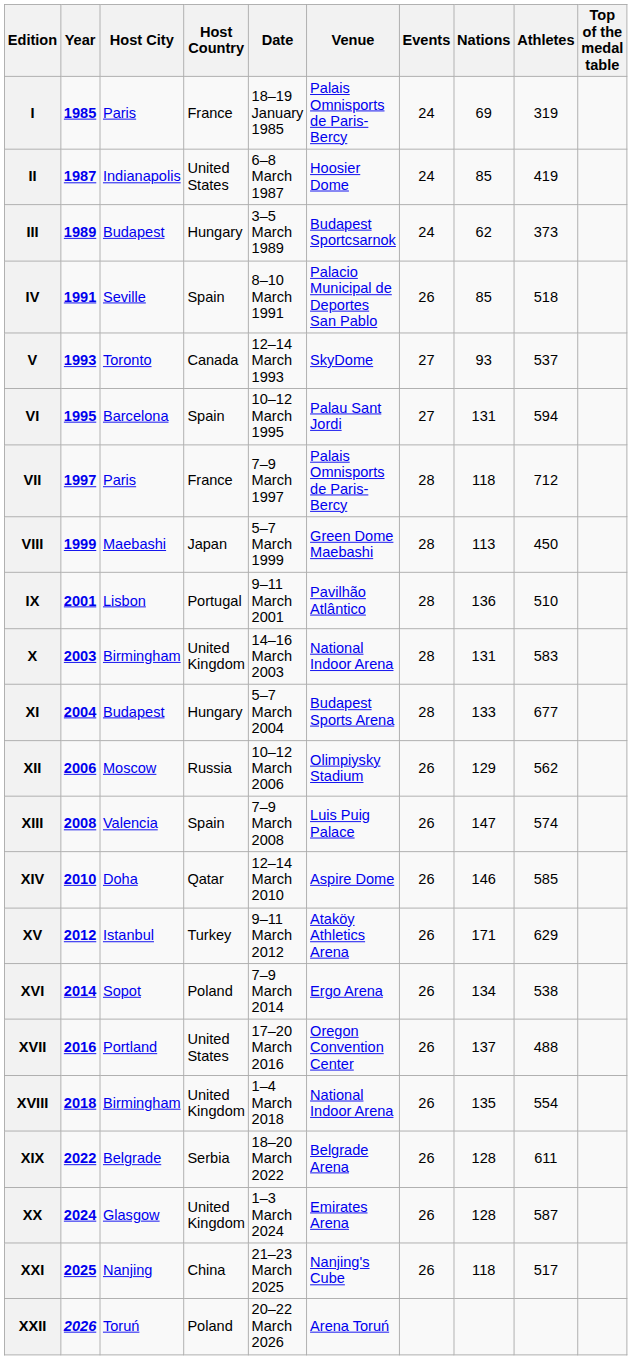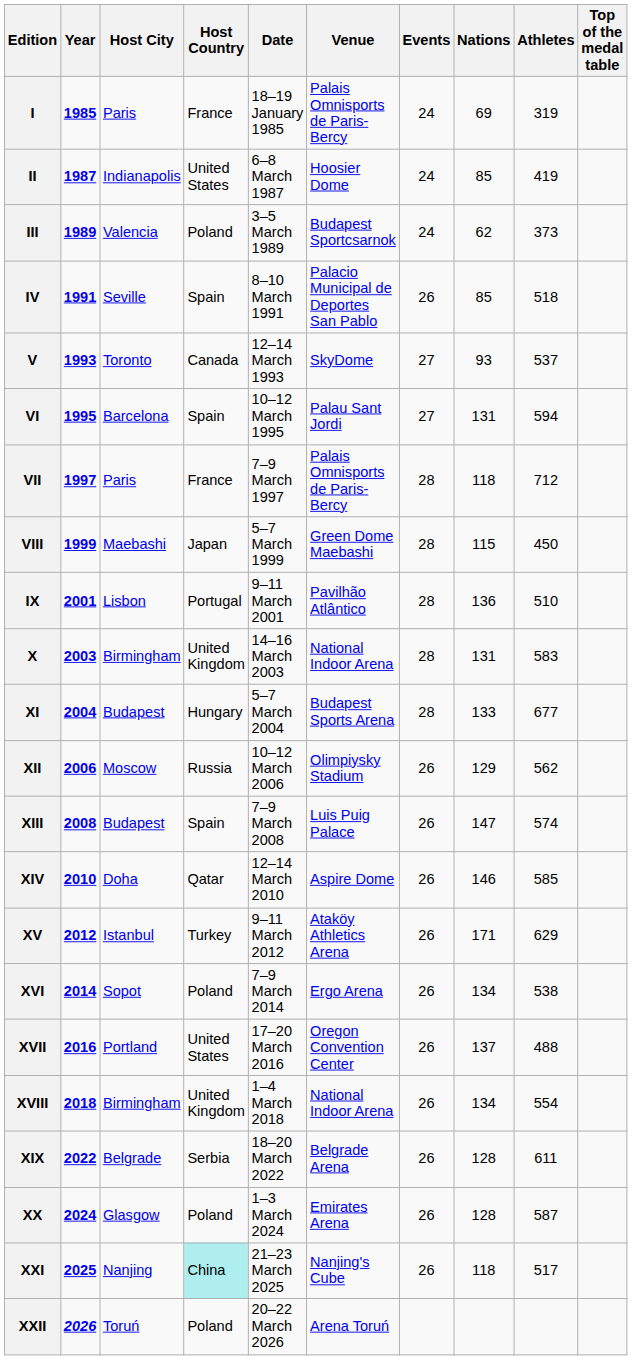(134, 232) Budapest -> (130, 232) Valencia
(215, 232) Hungary -> (210, 232) Poland
(484, 544) 113 -> (484, 544) 115
(130, 824) Valencia -> (134, 824) Budapest
(484, 1103) 135 -> (484, 1103) 134
(216, 1214) United Kingdom -> (210, 1214) Poland
(206, 1270) no background -> (206, 1270) paleturquoise background
